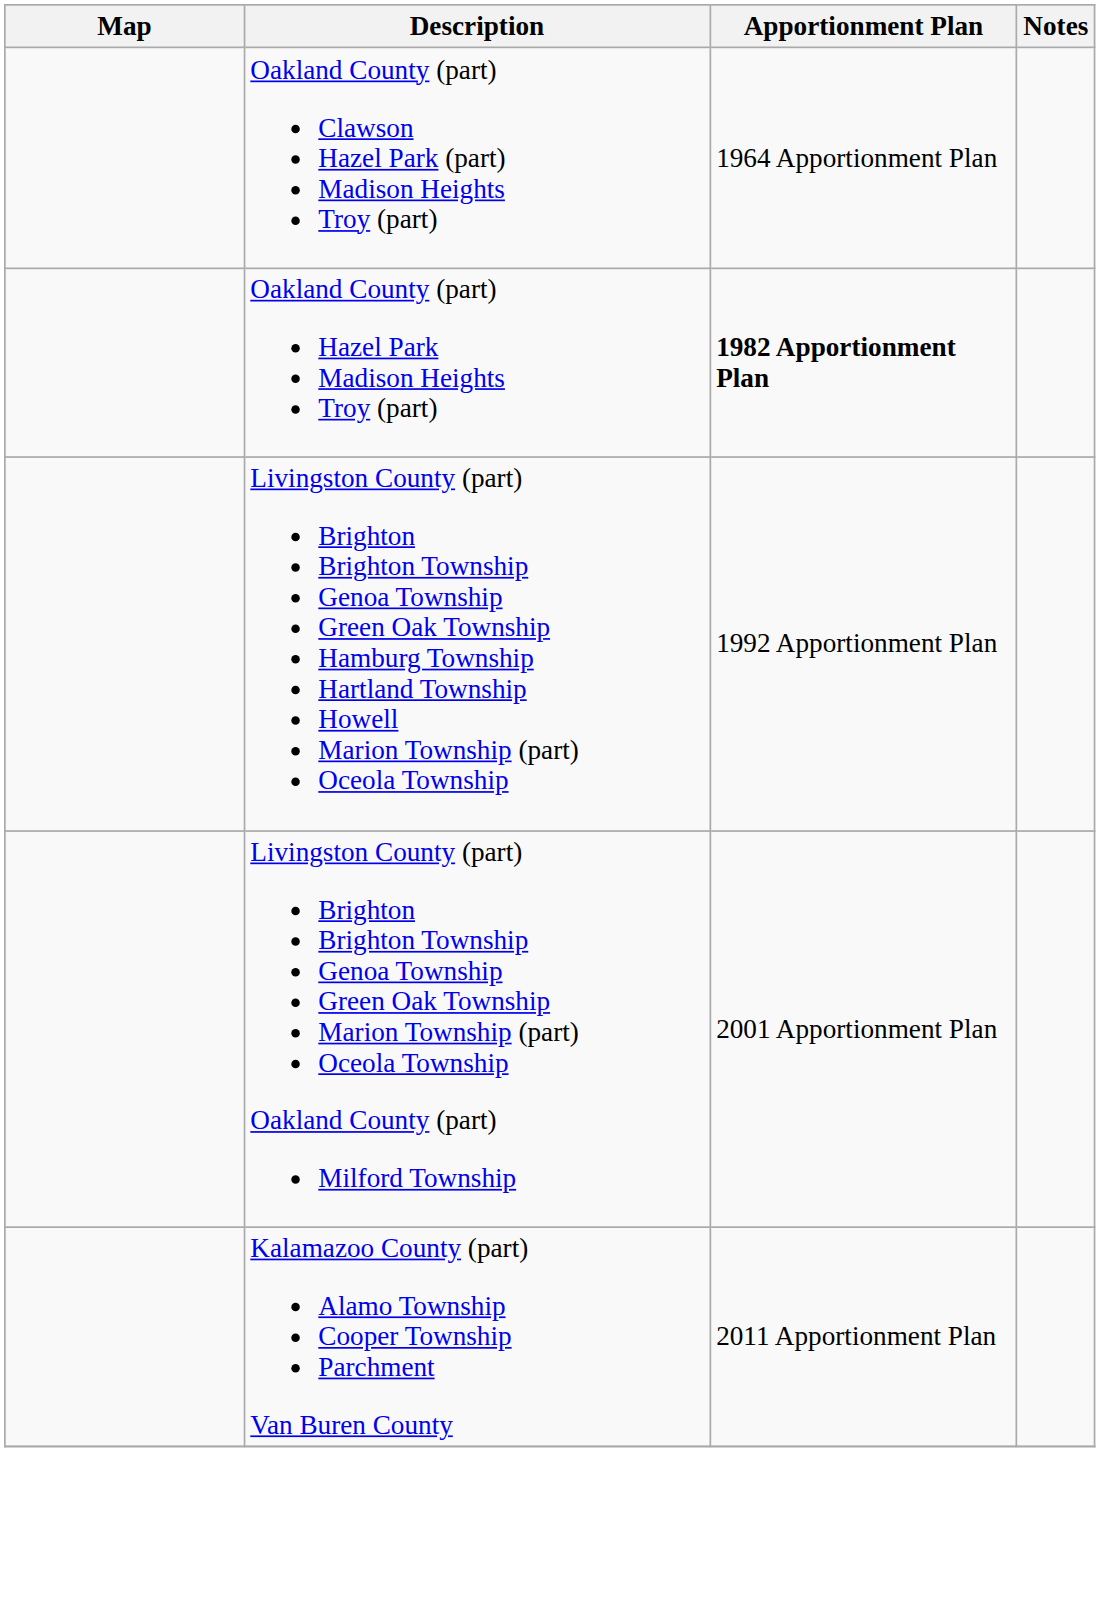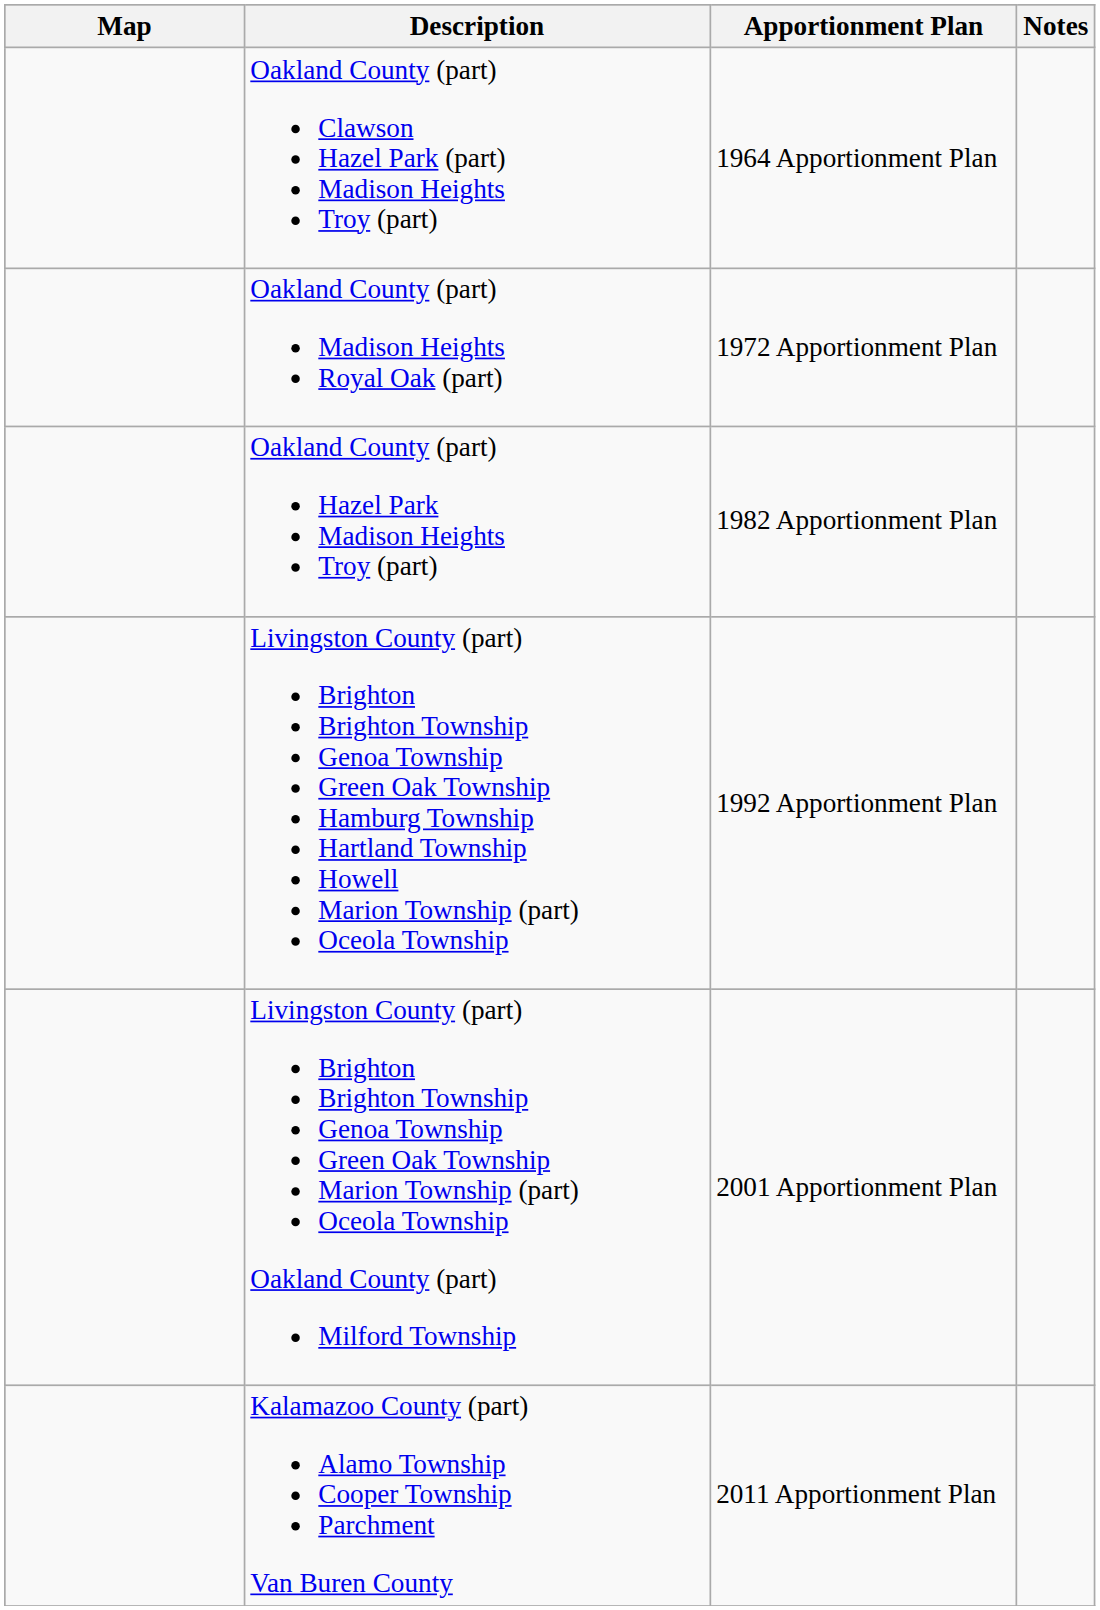+ row: (477, 334)
(836, 362) bold -> (857, 520) normal
